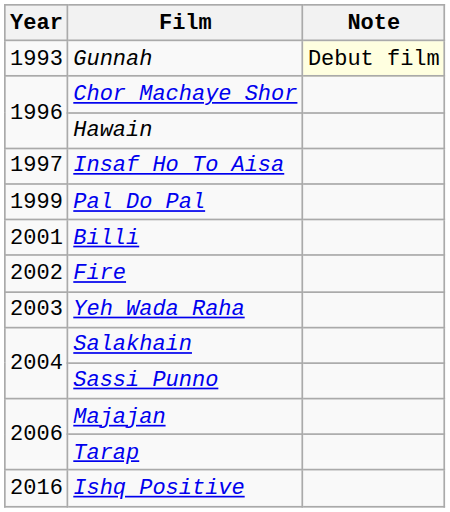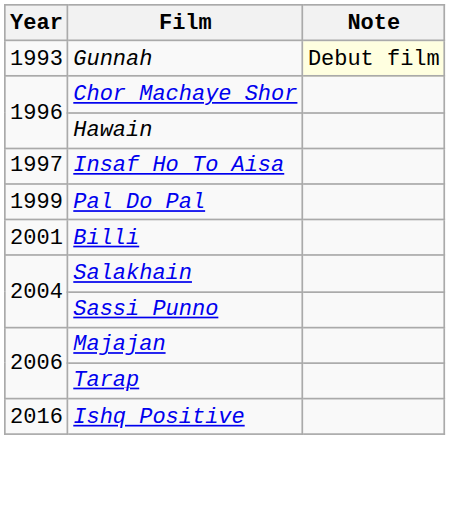- row: (100, 273)
- row: (159, 309)
